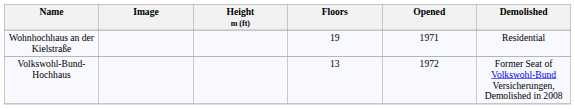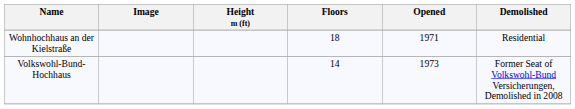(335, 38) 19 -> (335, 38) 18
(335, 64) 13 -> (335, 64) 14
(429, 64) 1972 -> (429, 64) 1973
